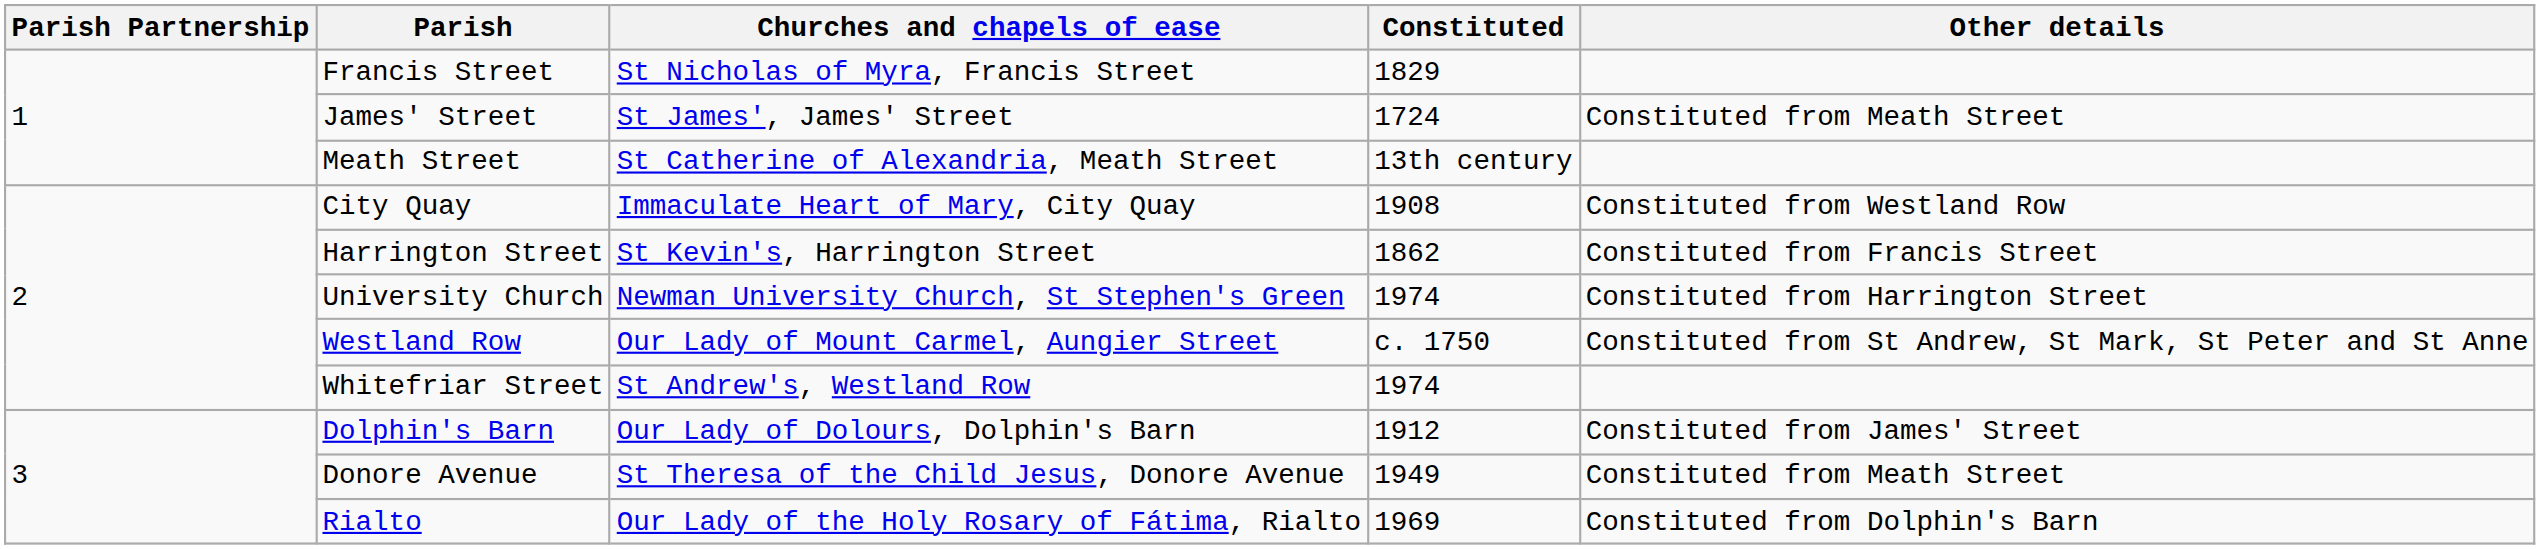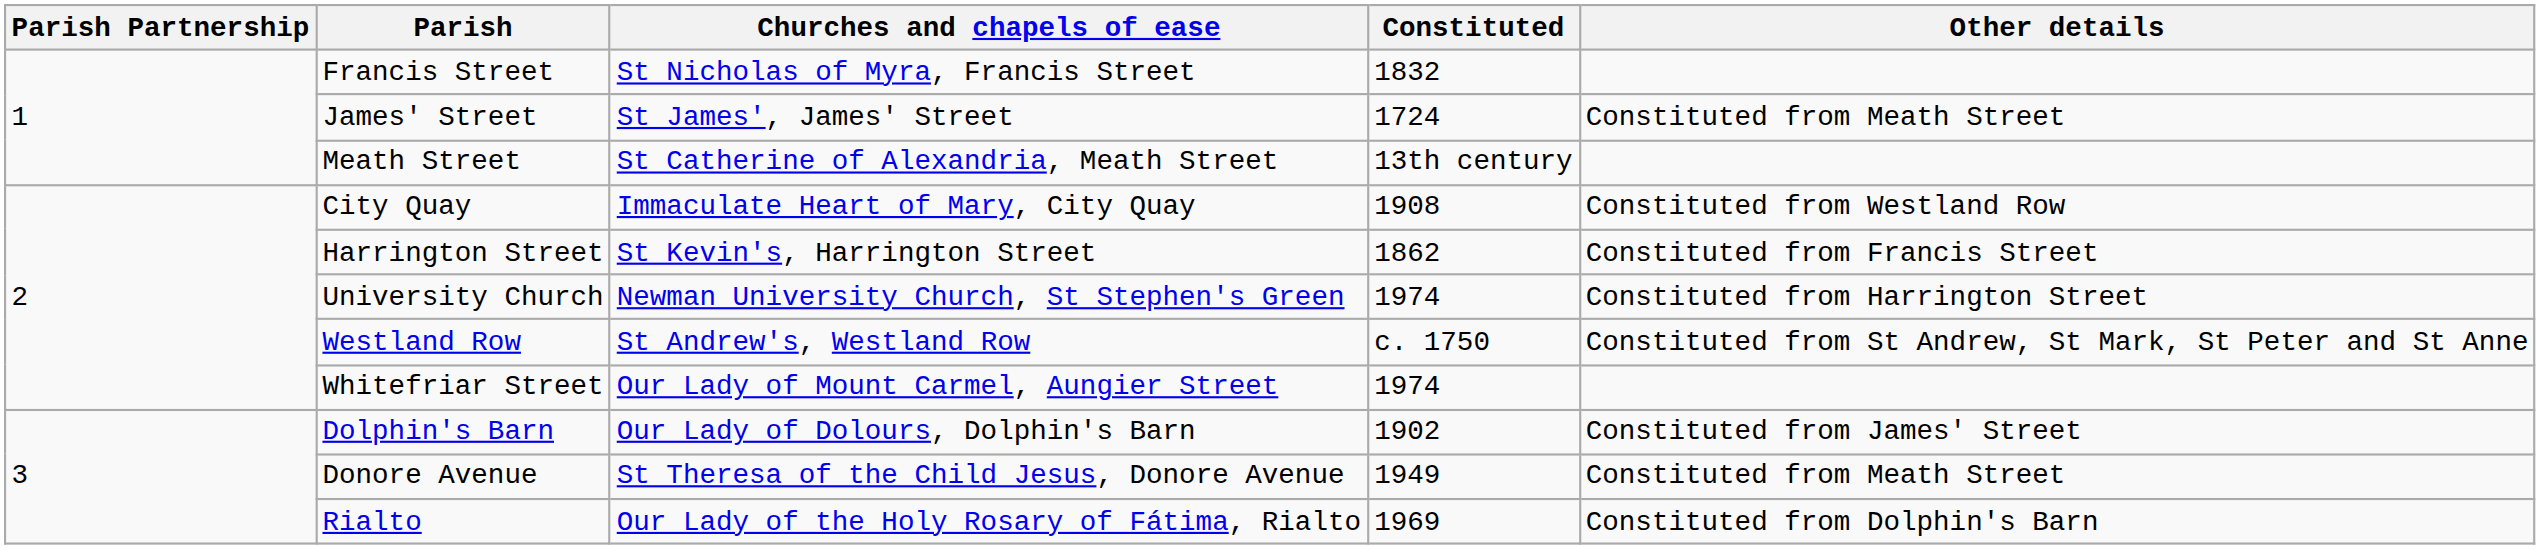(1407, 72) 1829 -> (1407, 72) 1832
(948, 342) Our Lady of Mount Carmel, Aungier Street -> (824, 342) St Andrew's, Westland Row
(824, 387) St Andrew's, Westland Row -> (948, 387) Our Lady of Mount Carmel, Aungier Street
(1407, 432) 1912 -> (1407, 432) 1902
